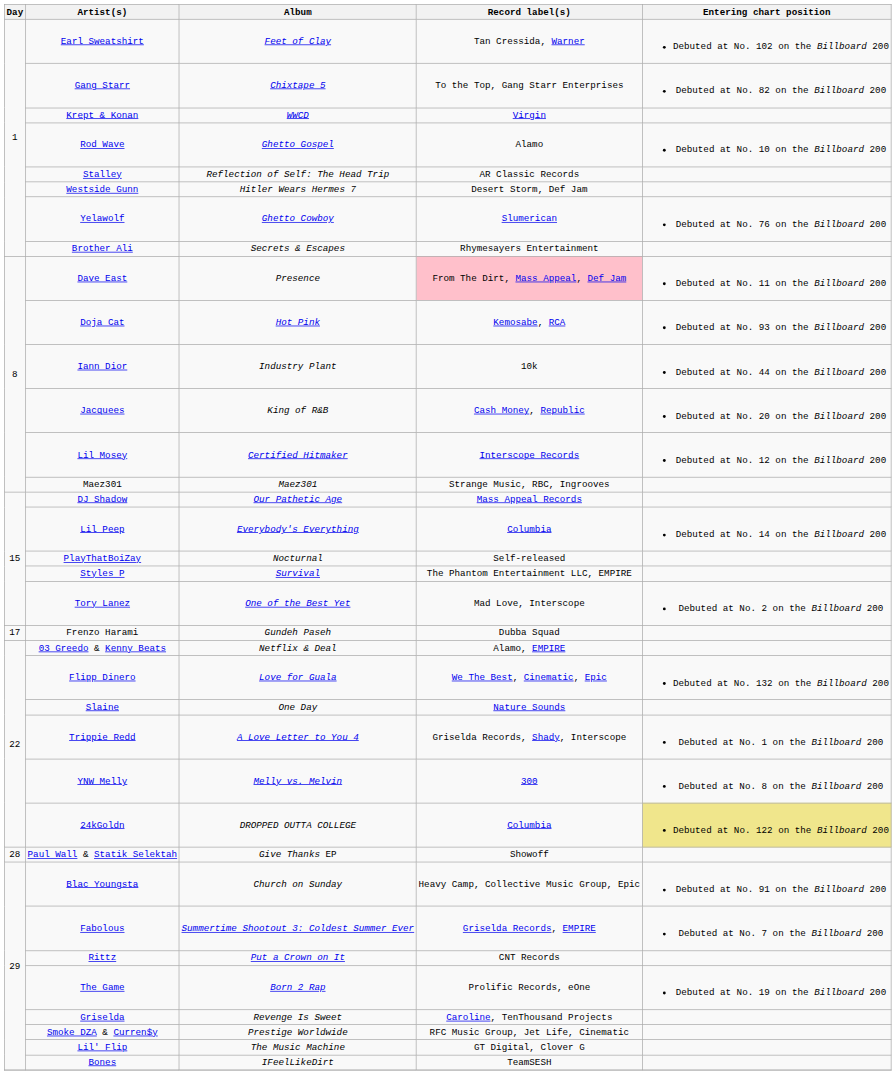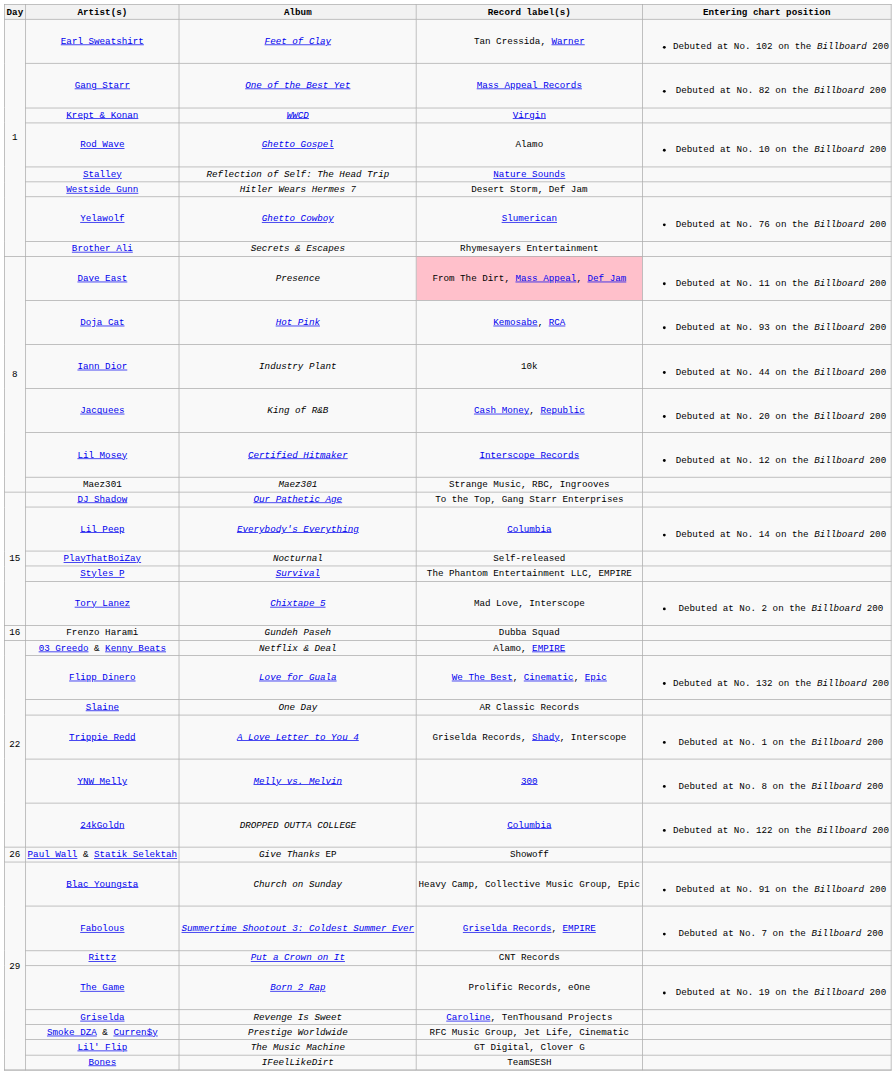(298, 86) Chixtape 5 -> (298, 86) One of the Best Yet
(529, 86) To the Top, Gang Starr Enterprises -> (529, 86) Mass Appeal Records
(529, 174) AR Classic Records -> (529, 174) Nature Sounds
(529, 500) Mass Appeal Records -> (529, 500) To the Top, Gang Starr Enterprises
(298, 603) One of the Best Yet -> (298, 603) Chixtape 5
(15, 633) 17 -> (15, 633) 16
(529, 707) Nature Sounds -> (529, 707) AR Classic Records
(767, 830) khaki background -> (767, 830) no background
(15, 855) 28 -> (15, 855) 26
